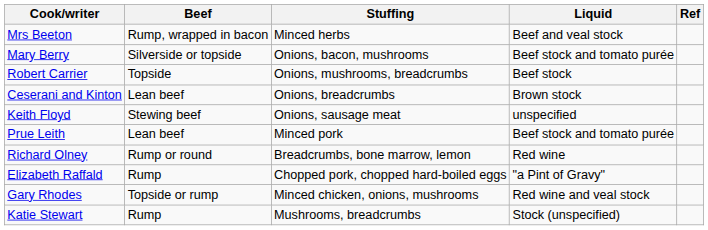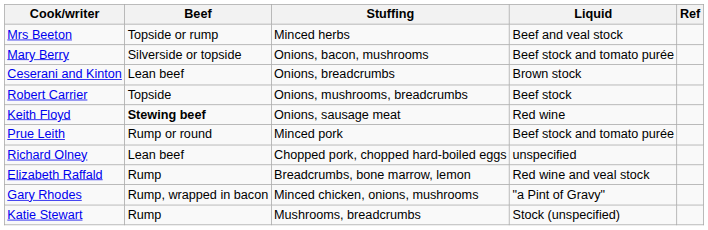(198, 34) Rump, wrapped in bacon -> (173, 34) Topside or rump
rows swapped: (47, 74) <-> (65, 94)
(164, 114) normal -> (167, 114) bold
(544, 114) unspecified -> (539, 114) Red wine
(156, 134) Lean beef -> (170, 134) Rump or round
(170, 154) Rump or round -> (156, 154) Lean beef
(372, 154) Breadcrumbs, bone marrow, lemon -> (390, 154) Chopped pork, chopped hard-boiled eggs
(539, 154) Red wine -> (544, 154) unspecified
(390, 174) Chopped pork, chopped hard-boiled eggs -> (372, 174) Breadcrumbs, bone marrow, lemon
(559, 174) "a Pint of Gravy" -> (581, 174) Red wine and veal stock
(173, 194) Topside or rump -> (198, 194) Rump, wrapped in bacon
(581, 194) Red wine and veal stock -> (559, 194) "a Pint of Gravy"
